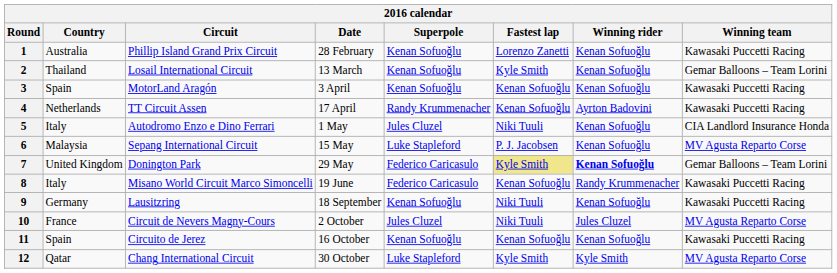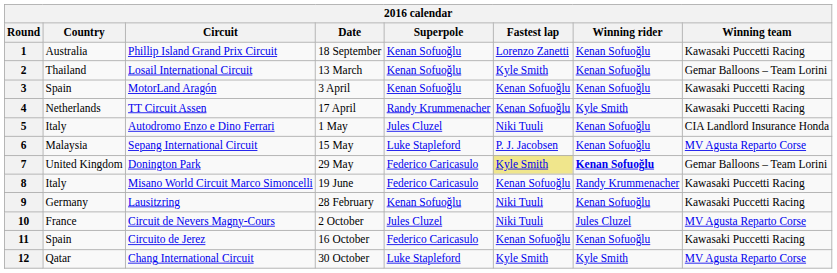(346, 51) 28 February -> (350, 51) 18 September
(614, 107) Ayrton Badovini -> (602, 107) Kyle Smith
(350, 201) 18 September -> (346, 201) 28 February
(424, 239) Kenan Sofuoğlu -> (432, 239) Federico Caricasulo
